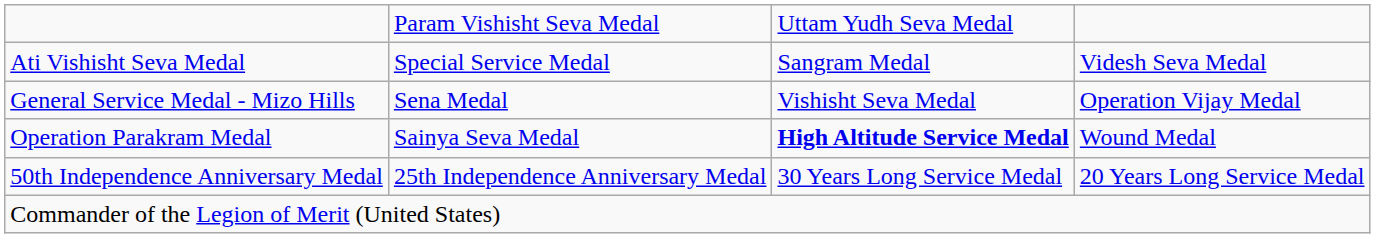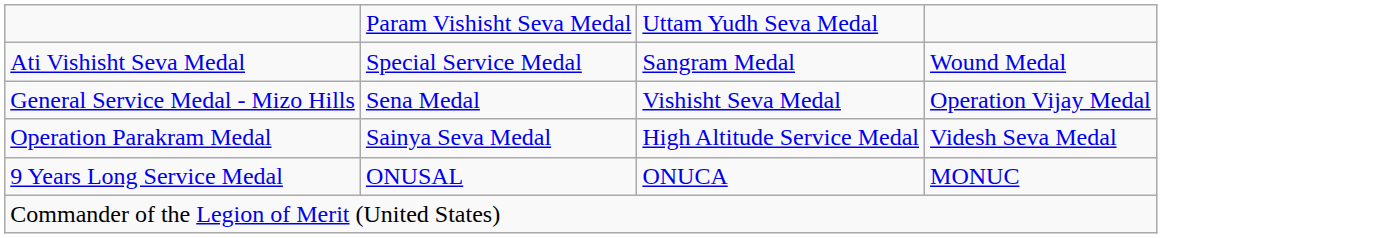(1173, 61) Videsh Seva Medal -> (998, 61) Wound Medal
(923, 137) bold -> (781, 137) normal
(1148, 137) Wound Medal -> (1023, 137) Videsh Seva Medal
- row: (197, 175)
+ row: (147, 175)
